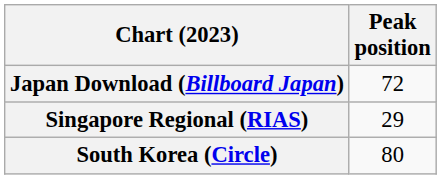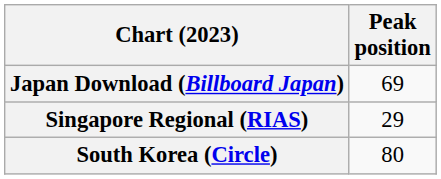(393, 83) 72 -> (393, 83) 69
